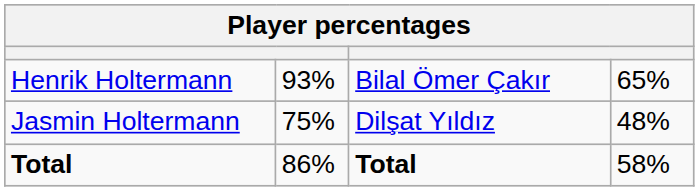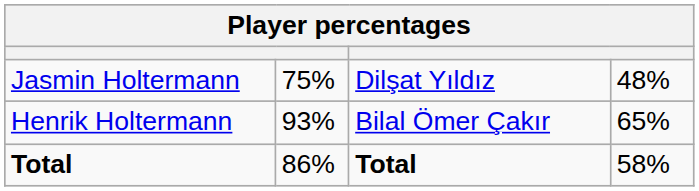rows swapped: (125, 122) <-> (122, 79)
